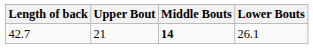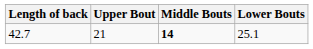(248, 33) 26.1 -> (248, 33) 25.1
